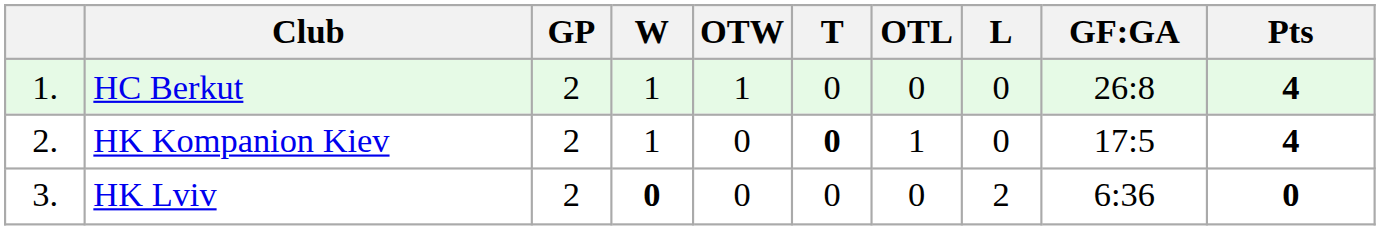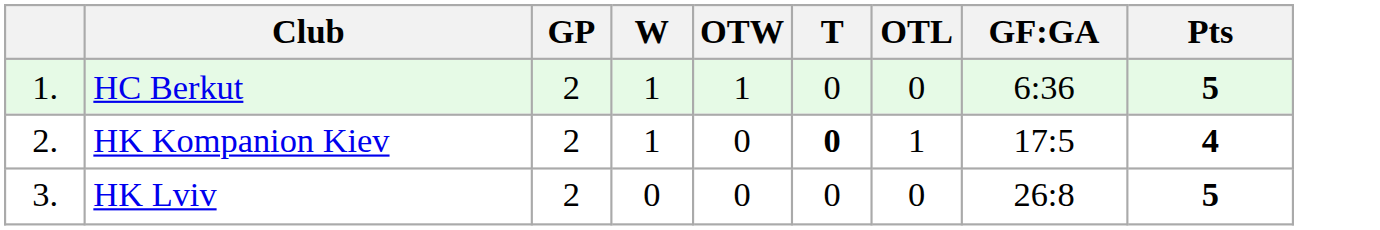- column: (1001, 31)
(1124, 86) 26:8 -> (1044, 86) 6:36
(1291, 86) 4 -> (1210, 86) 5
(652, 195) bold -> (652, 195) normal
(1124, 195) 6:36 -> (1044, 195) 26:8
(1291, 195) 0 -> (1210, 195) 5
